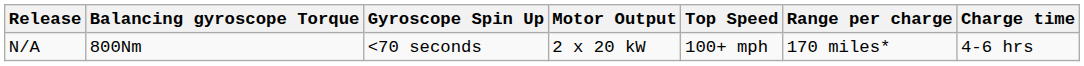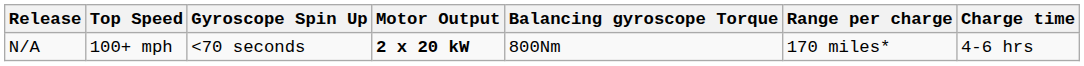columns swapped: (225, 19) <-> (732, 19)
(599, 47) normal -> (423, 47) bold
